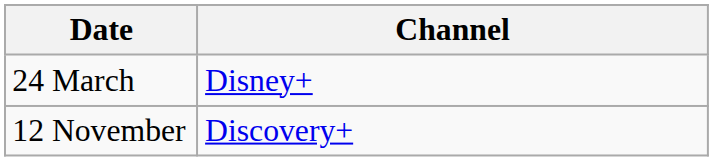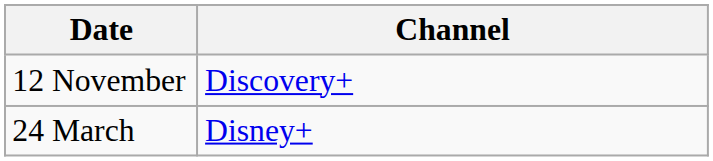rows swapped: (73, 79) <-> (99, 130)
